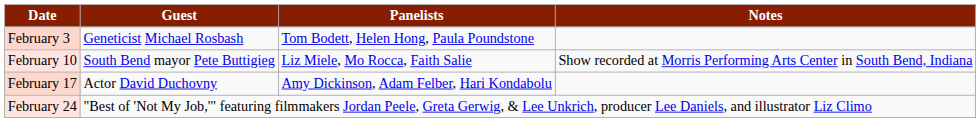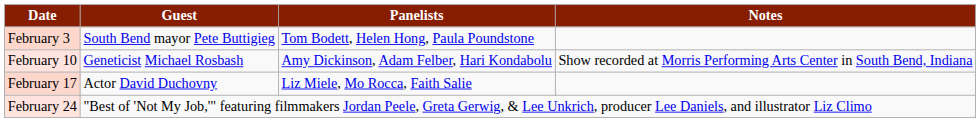(163, 38) Geneticist Michael Rosbash -> (179, 38) South Bend mayor Pete Buttigieg
(179, 60) South Bend mayor Pete Buttigieg -> (163, 60) Geneticist Michael Rosbash
(377, 60) Liz Miele, Mo Rocca, Faith Salie -> (417, 60) Amy Dickinson, Adam Felber, Hari Kondabolu
(417, 83) Amy Dickinson, Adam Felber, Hari Kondabolu -> (377, 83) Liz Miele, Mo Rocca, Faith Salie
